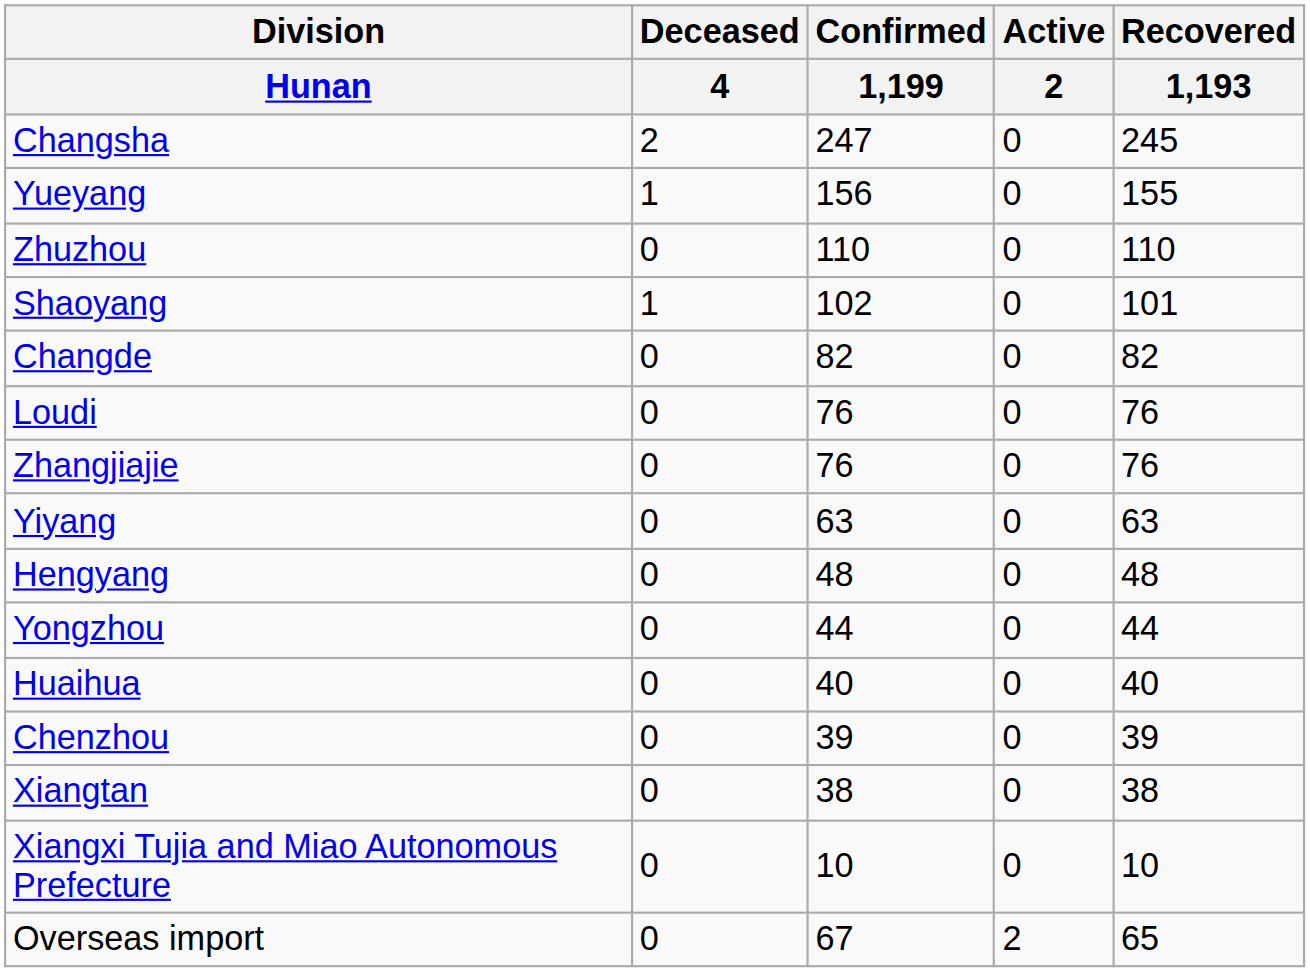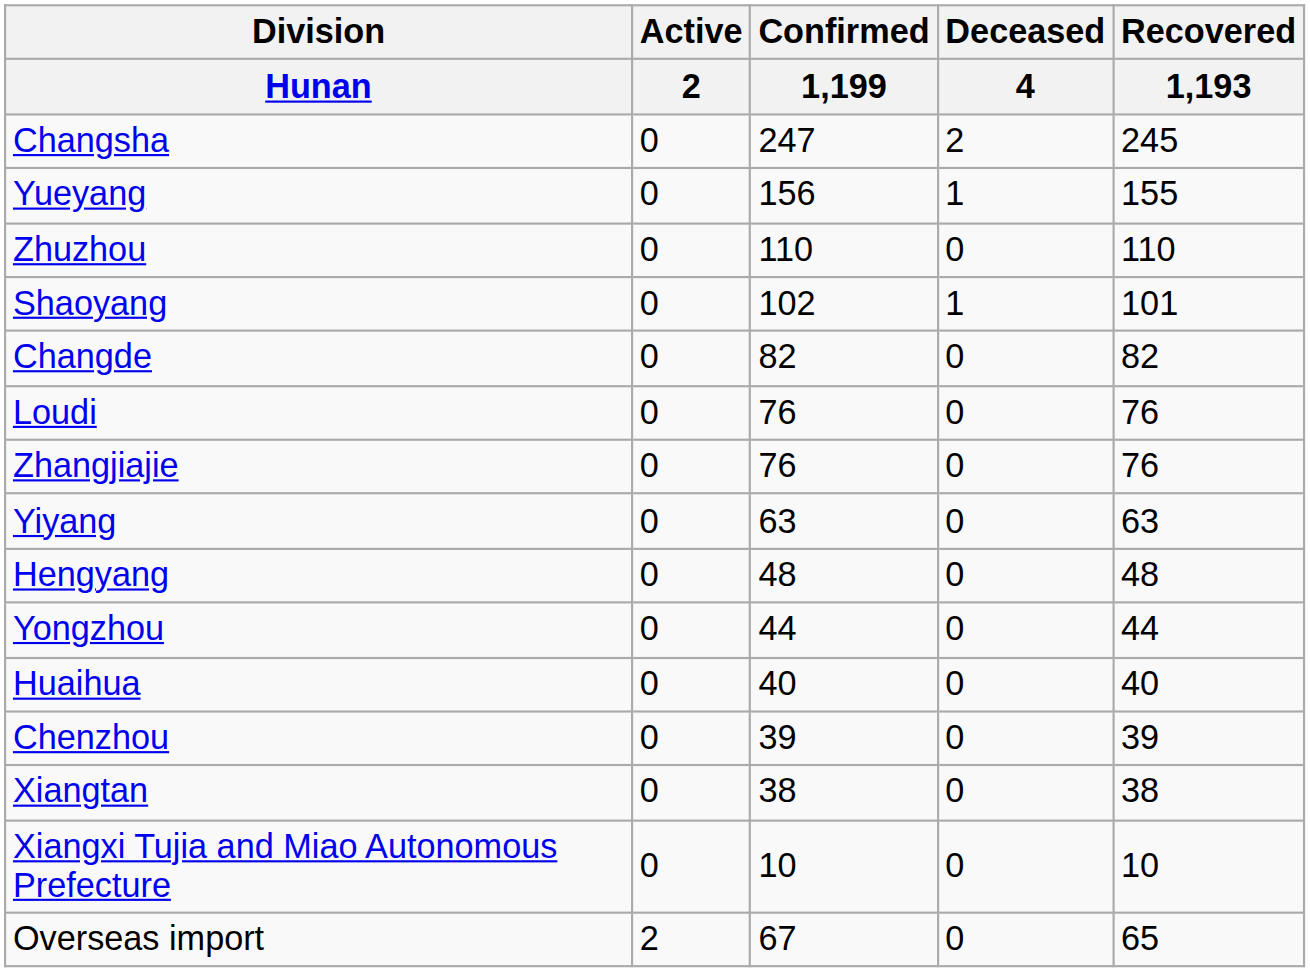columns swapped: (1054, 86) <-> (720, 86)
